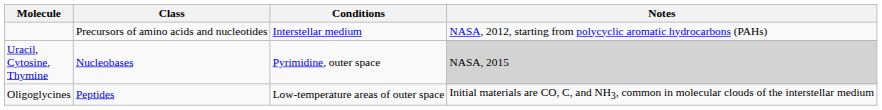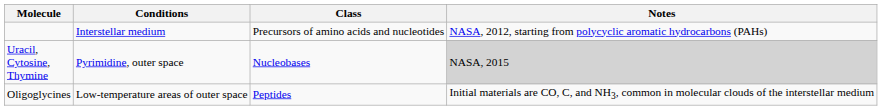columns swapped: (172, 13) <-> (358, 13)
